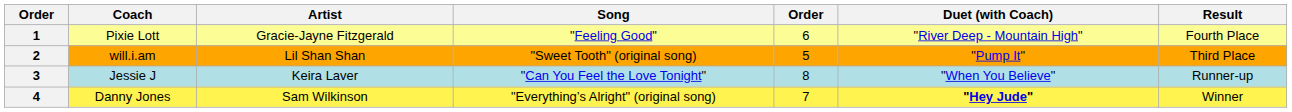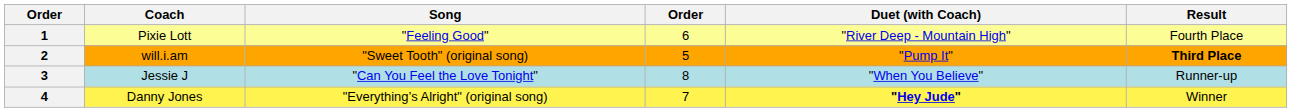- column: (325, 14)
(1223, 55) normal -> (1206, 55) bold
